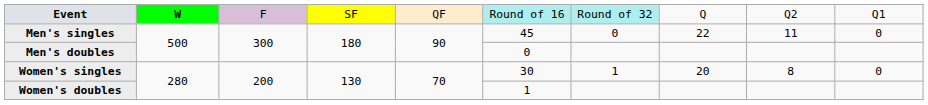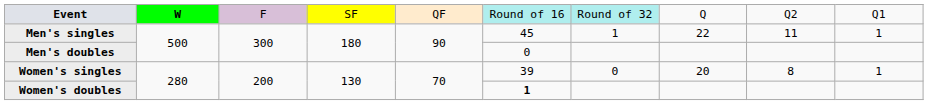(615, 33) 0 -> (615, 33) 1
(879, 33) 0 -> (879, 33) 1
(527, 71) 30 -> (527, 71) 39
(615, 71) 1 -> (615, 71) 0
(879, 71) 0 -> (879, 71) 1
(527, 90) normal -> (527, 90) bold
